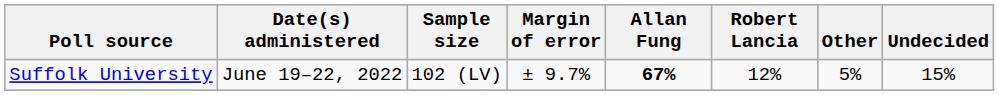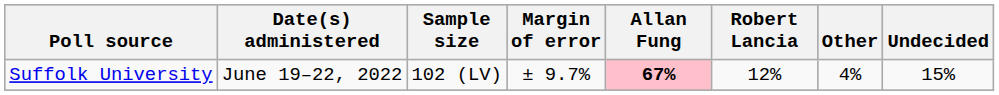(659, 75) no background -> (659, 75) pink background
(850, 75) 5% -> (850, 75) 4%
